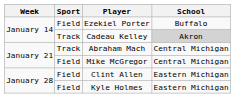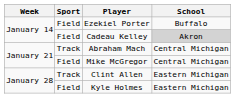(69, 36) Track -> (69, 36) Field
(69, 74) Field -> (69, 74) Track
